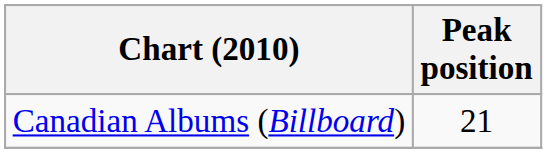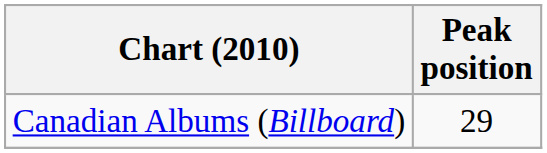(477, 120) 21 -> (477, 120) 29
